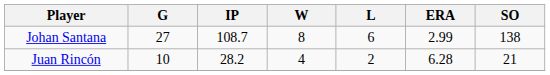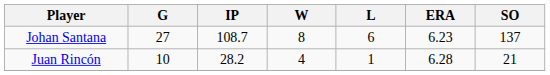(440, 37) 2.99 -> (440, 37) 6.23
(510, 37) 138 -> (510, 37) 137
(371, 59) 2 -> (371, 59) 1
